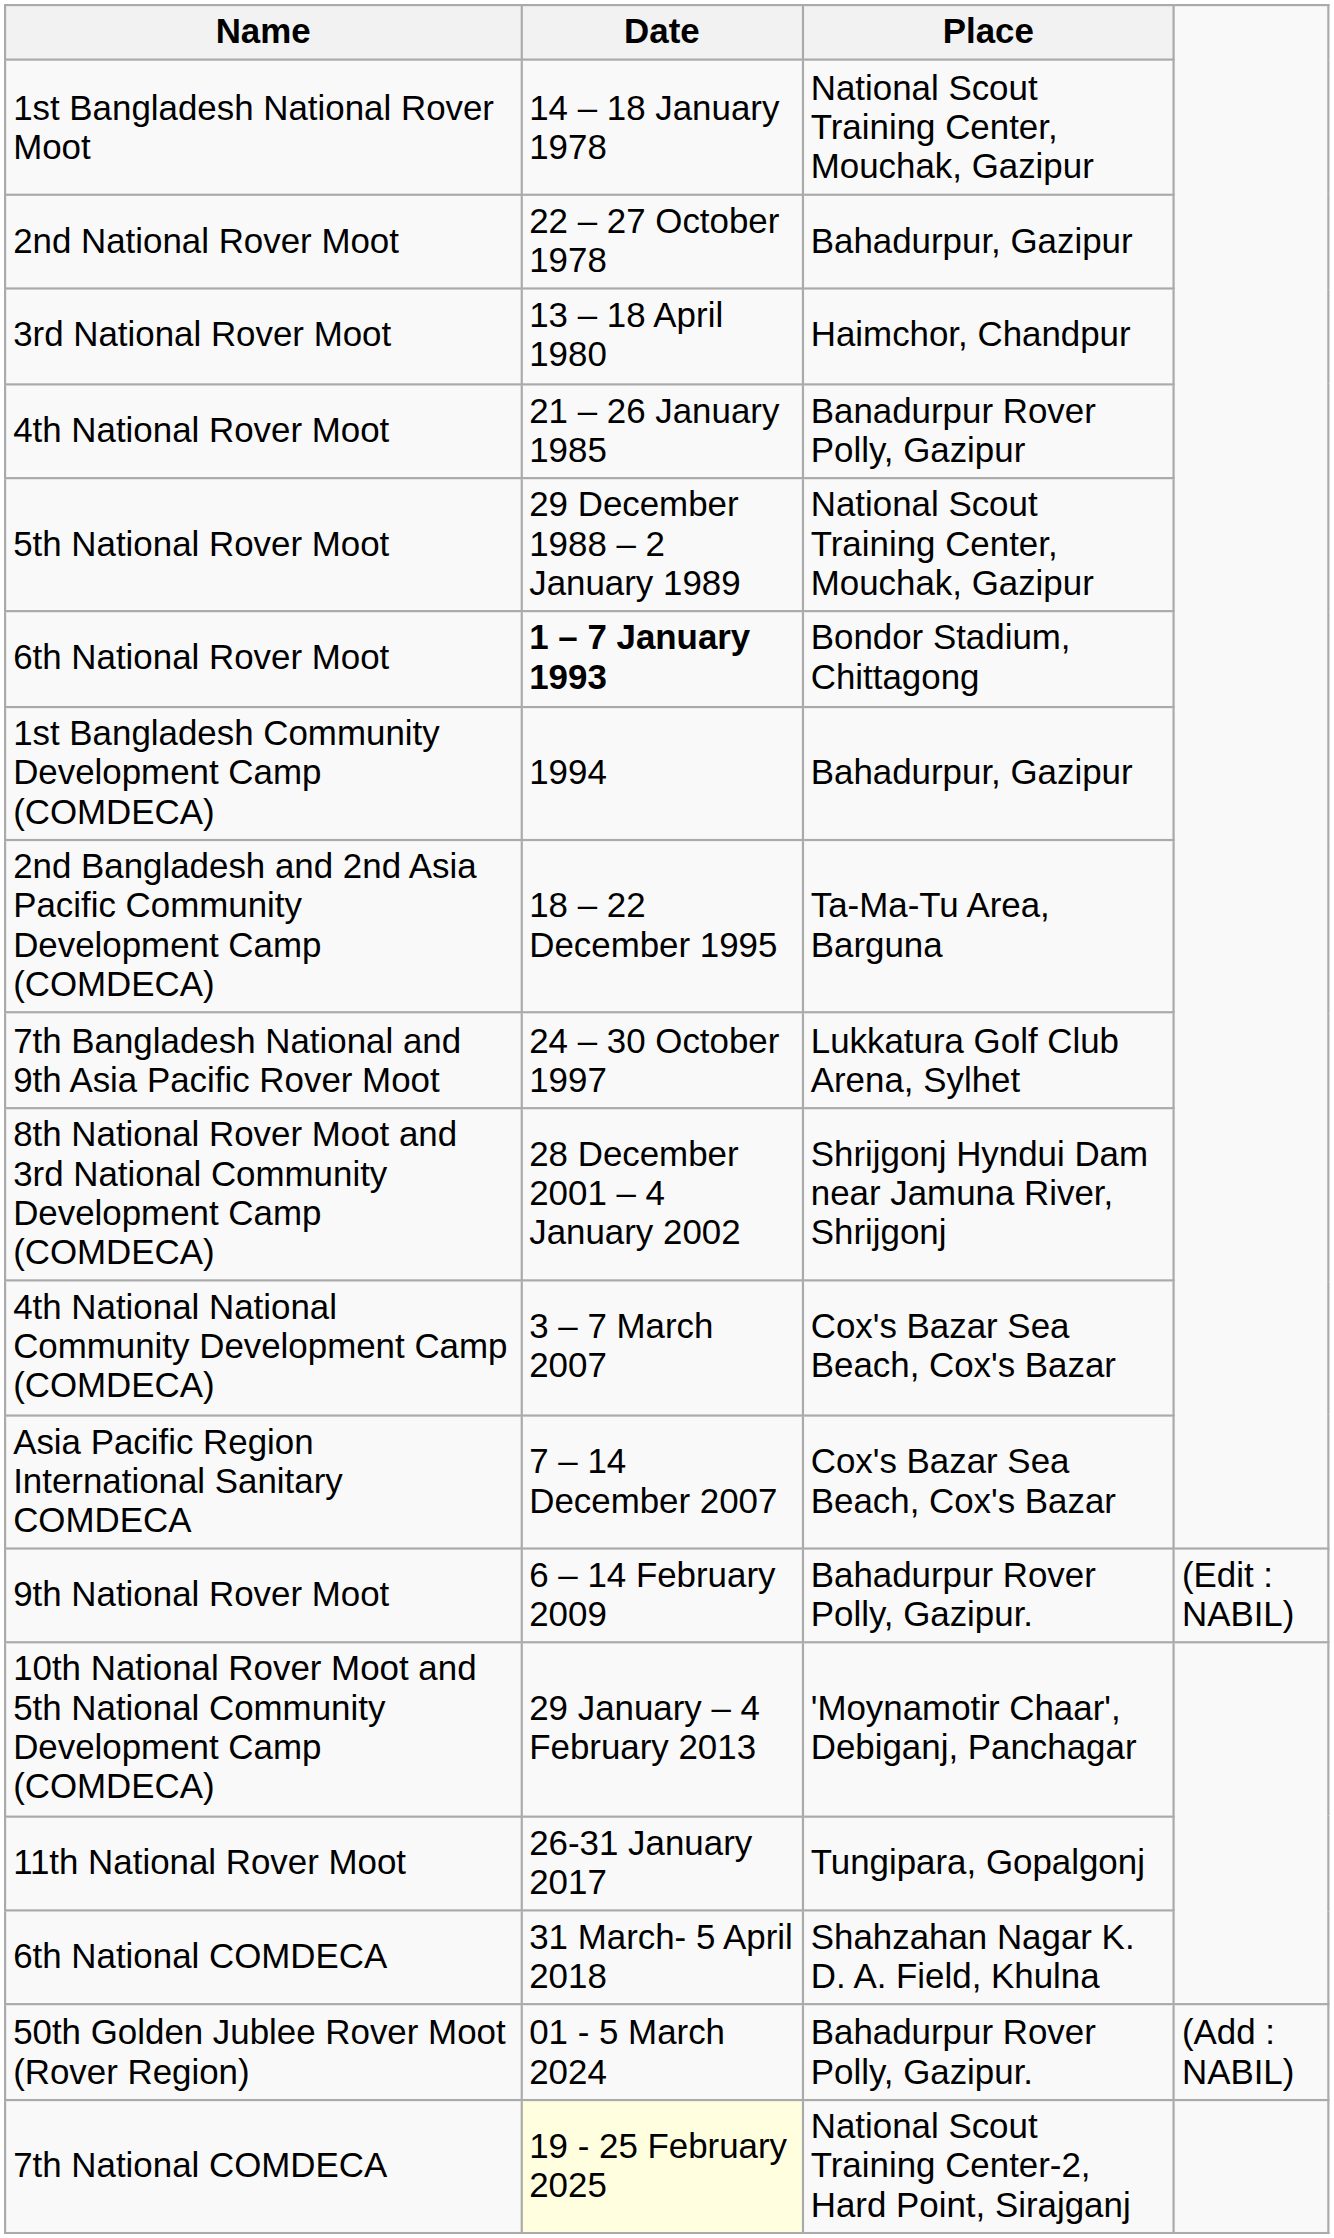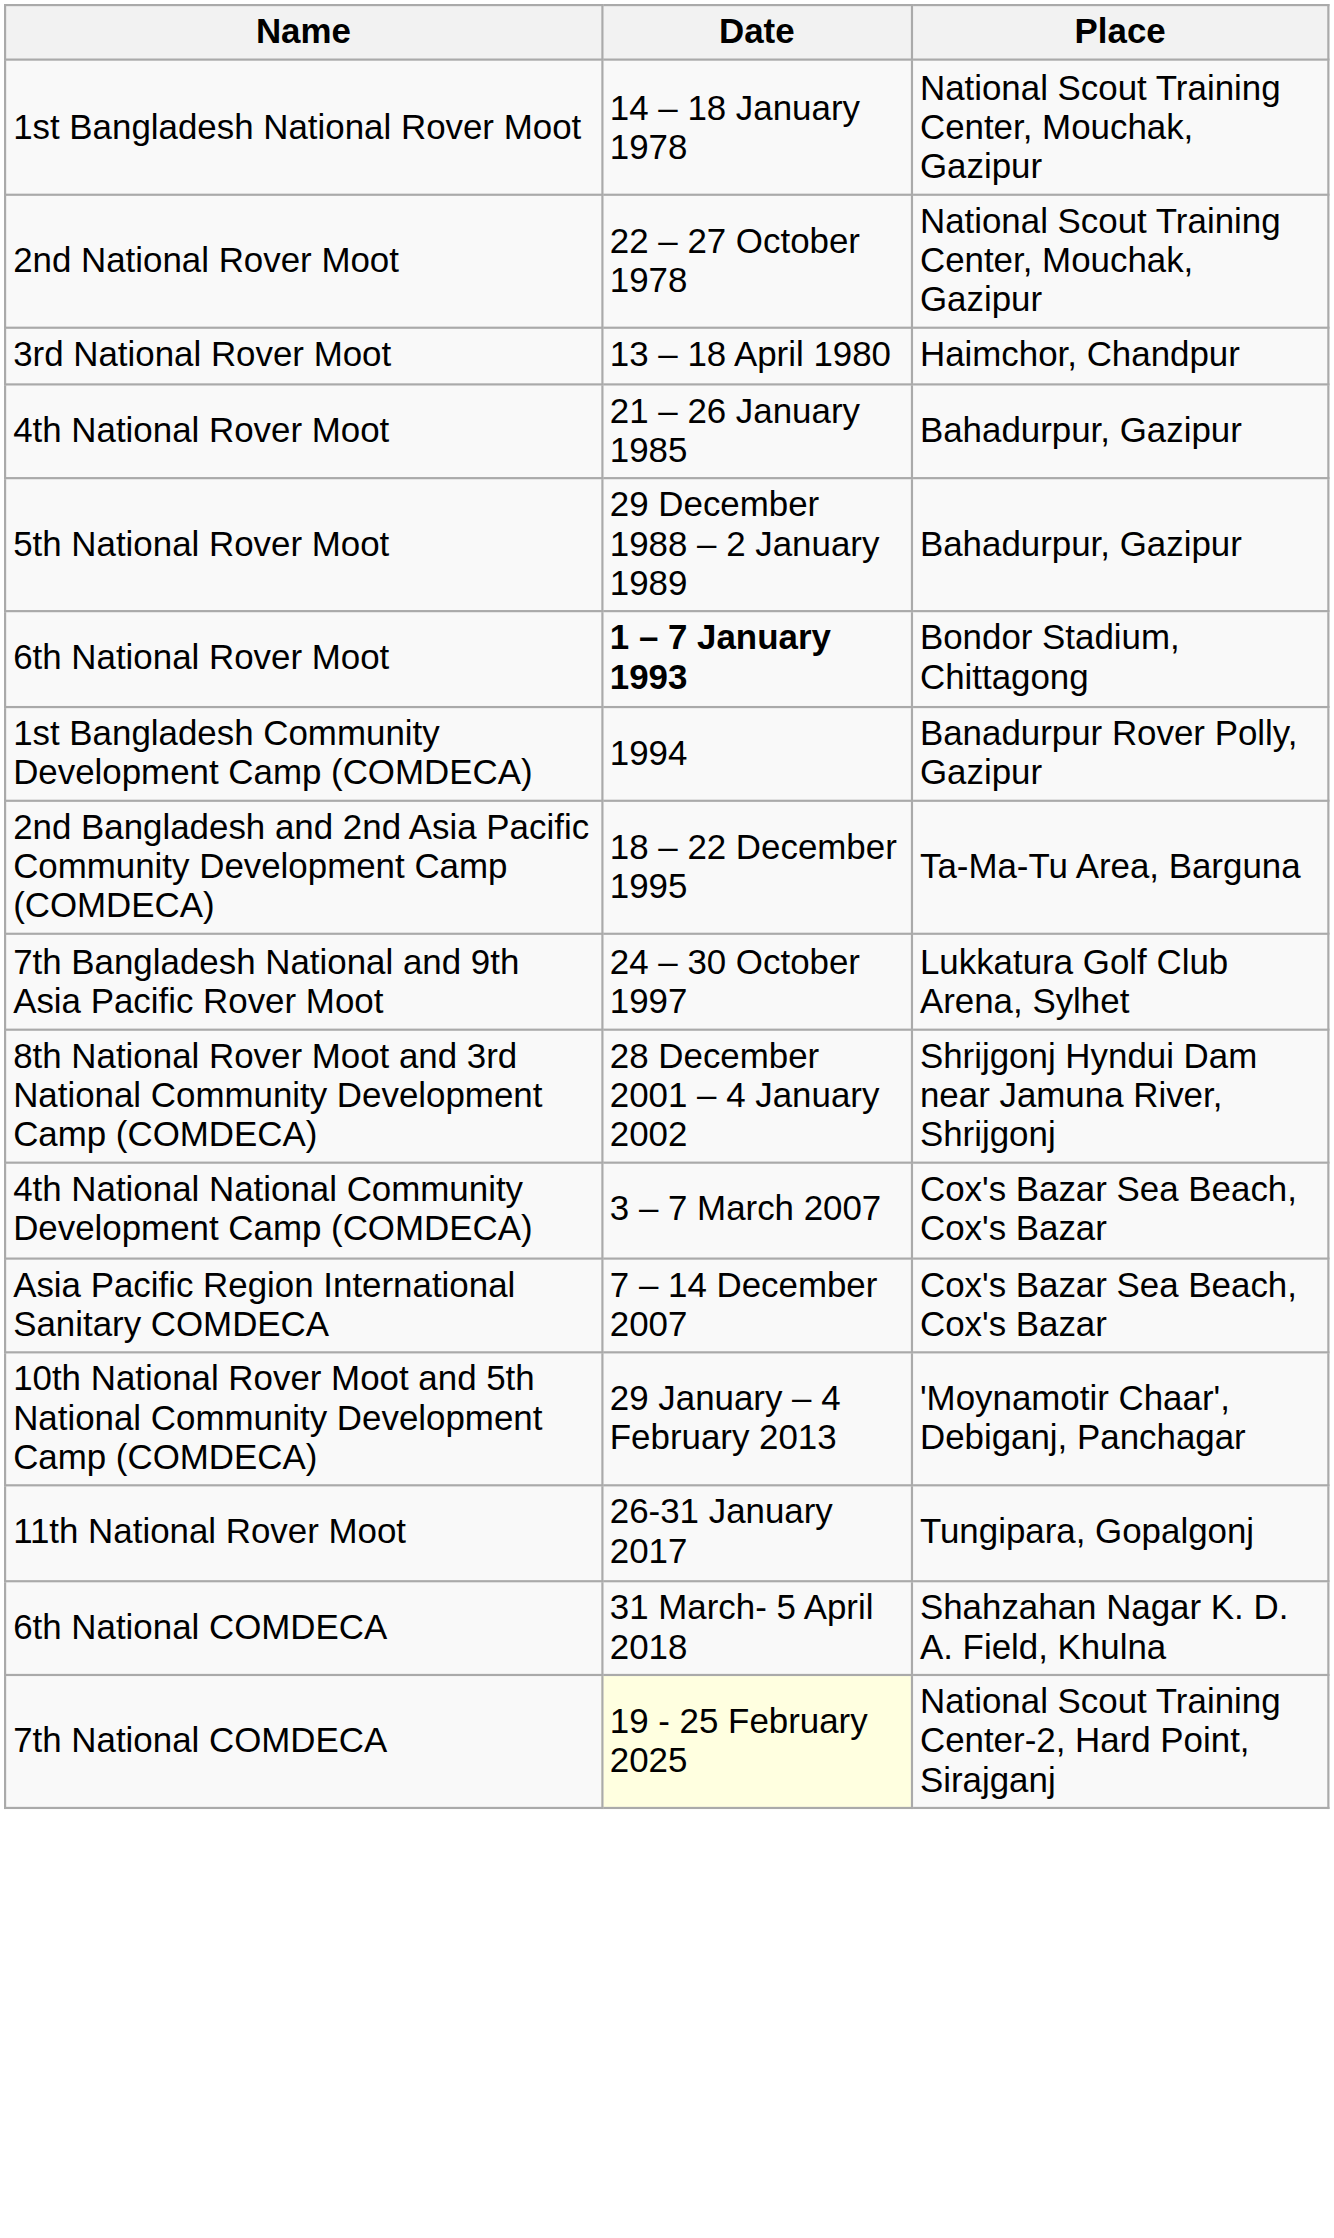(972, 240) Bahadurpur, Gazipur -> (1100, 260) National Scout Training Center, Mouchak, Gazipur
(953, 430) Banadurpur Rover Polly, Gazipur -> (1081, 430) Bahadurpur, Gazipur
(952, 544) National Scout Training Center, Mouchak, Gazipur -> (1081, 544) Bahadurpur, Gazipur
(972, 772) Bahadurpur, Gazipur -> (1109, 752) Banadurpur Rover Polly, Gazipur
- row: (201, 1594)
- row: (259, 2051)
